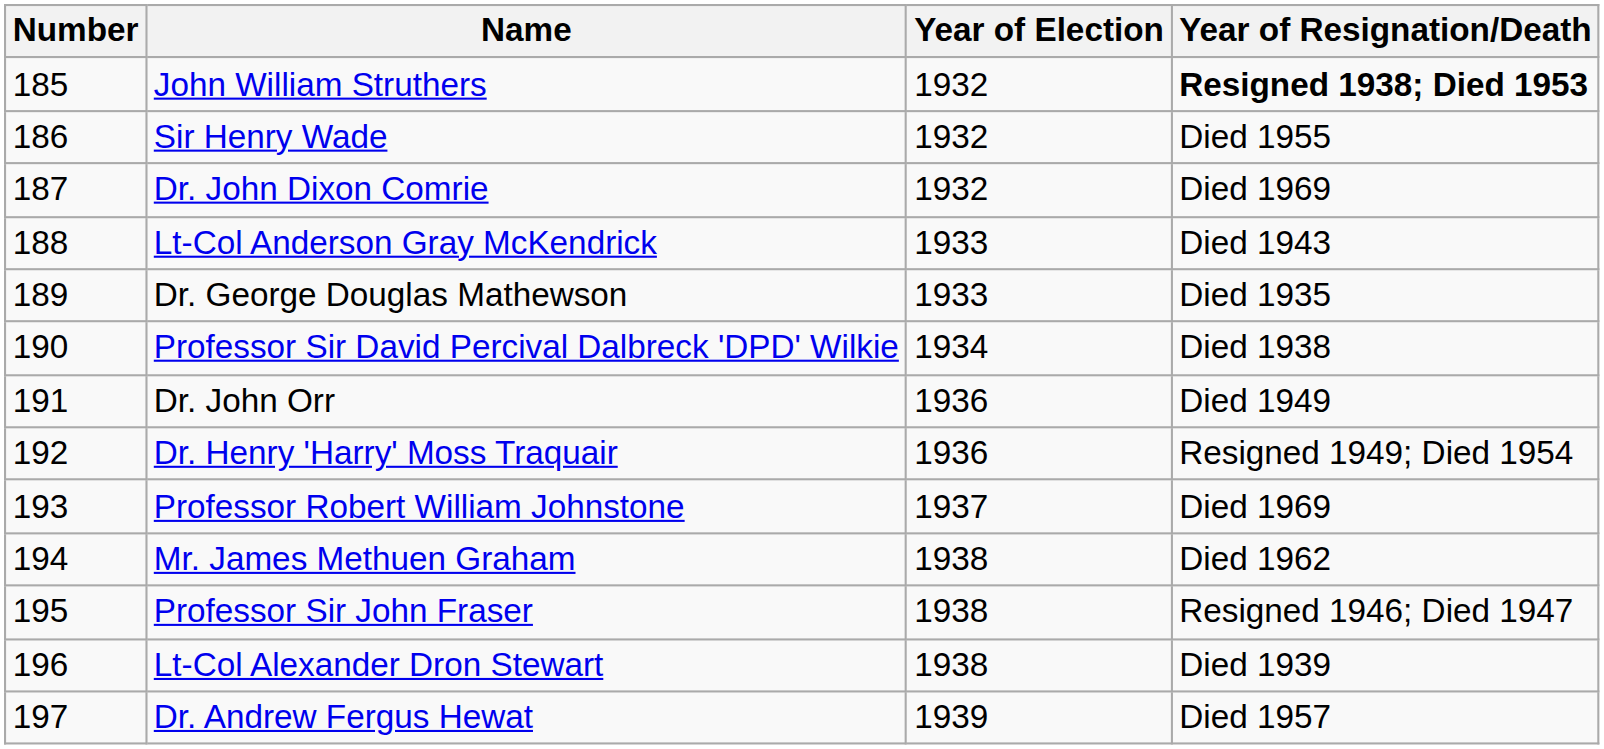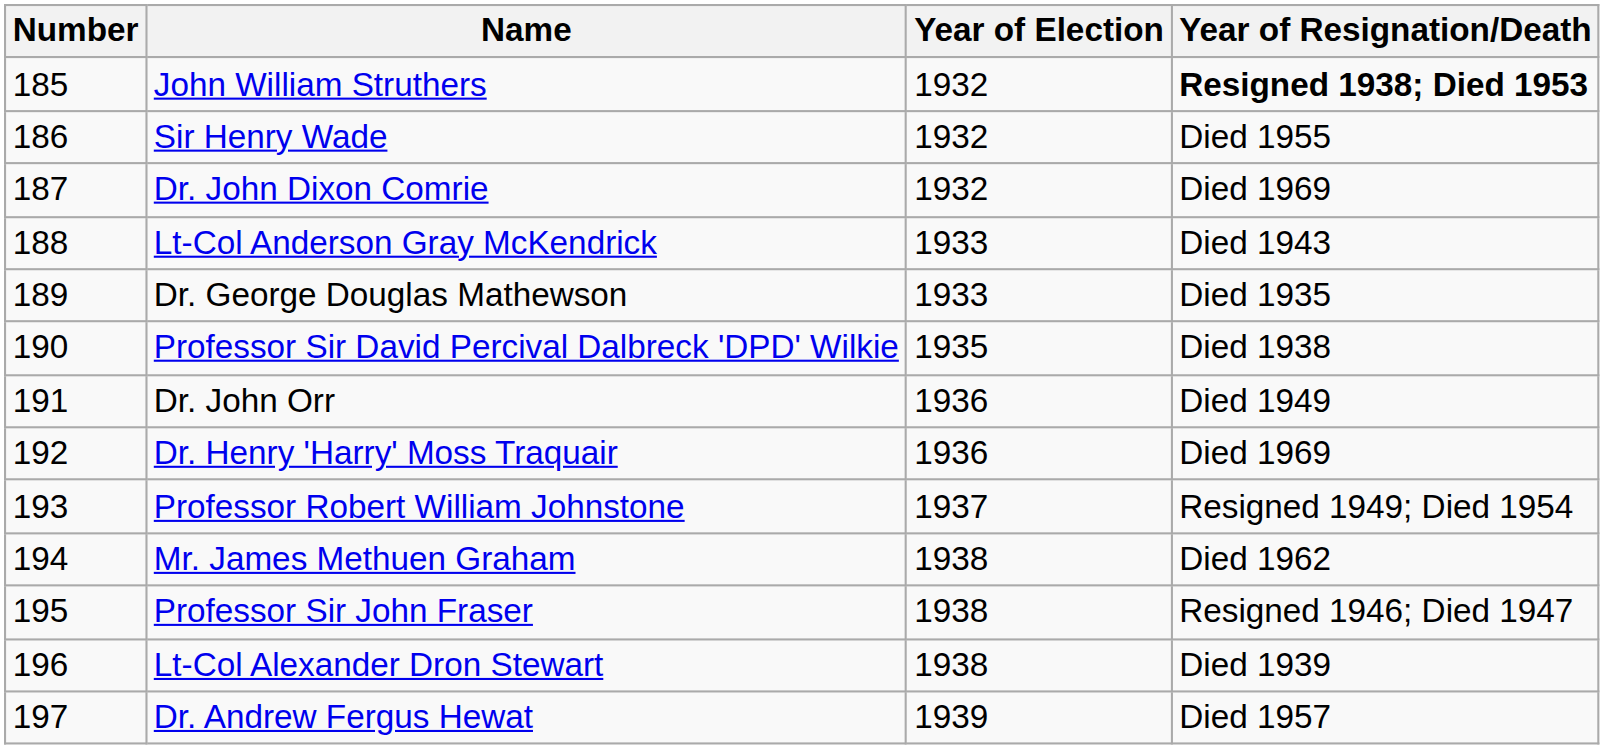(951, 347) 1934 -> (951, 347) 1935
(1376, 453) Resigned 1949; Died 1954 -> (1255, 453) Died 1969
(1255, 505) Died 1969 -> (1376, 505) Resigned 1949; Died 1954
